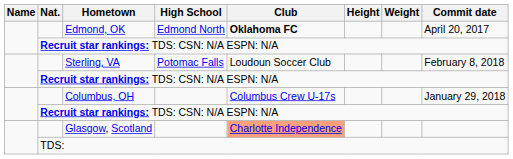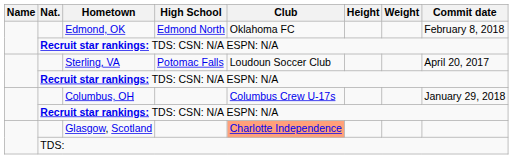(264, 30) bold -> (262, 30) normal
(457, 30) April 20, 2017 -> (464, 30) February 8, 2018
(464, 63) February 8, 2018 -> (457, 63) April 20, 2017
